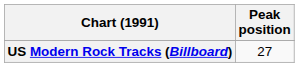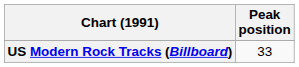(265, 51) 27 -> (265, 51) 33
